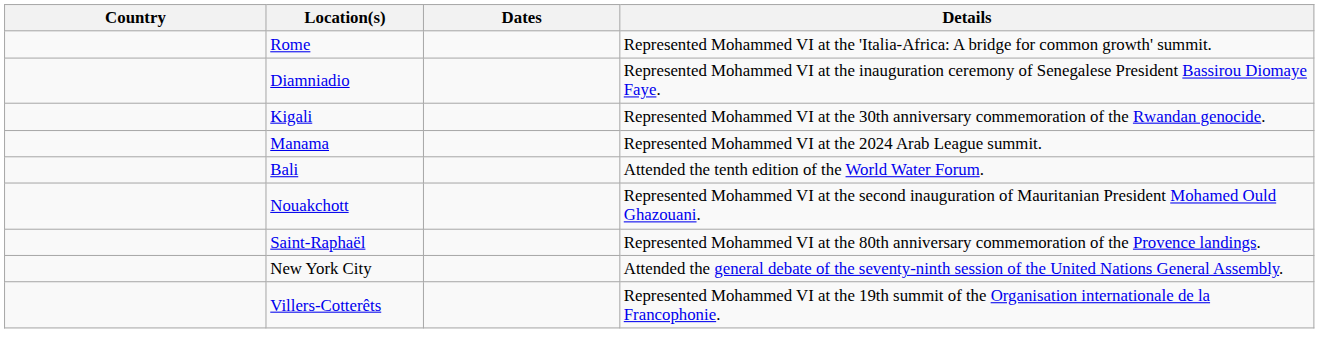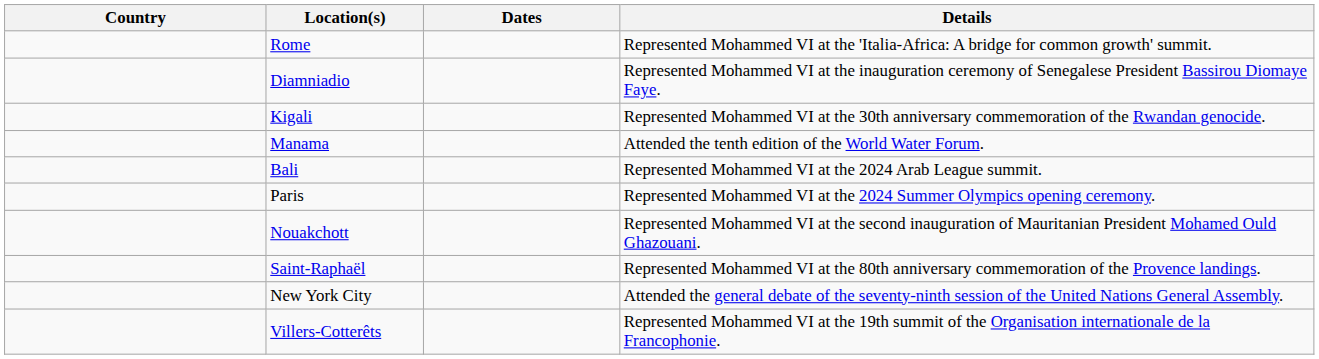(833, 143) Represented Mohammed VI at the 2024 Arab League summit. -> (804, 143) Attended the tenth edition of the World Water Forum.
(804, 169) Attended the tenth edition of the World Water Forum. -> (833, 169) Represented Mohammed VI at the 2024 Arab League summit.
+ row: (287, 196)
